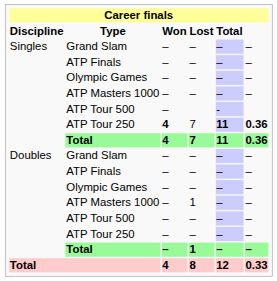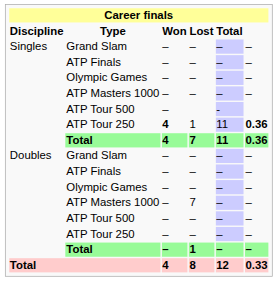(193, 124) 7 -> (193, 124) 1
(222, 124) bold -> (222, 124) normal
(193, 203) 1 -> (193, 203) 7
